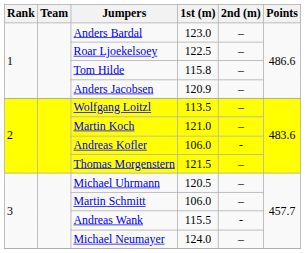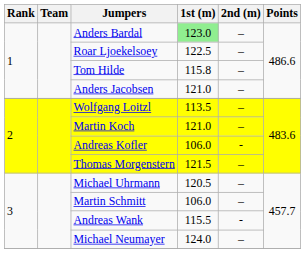(198, 32) no background -> (198, 32) lightgreen background
(198, 88) 120.9 -> (198, 88) 121.0
